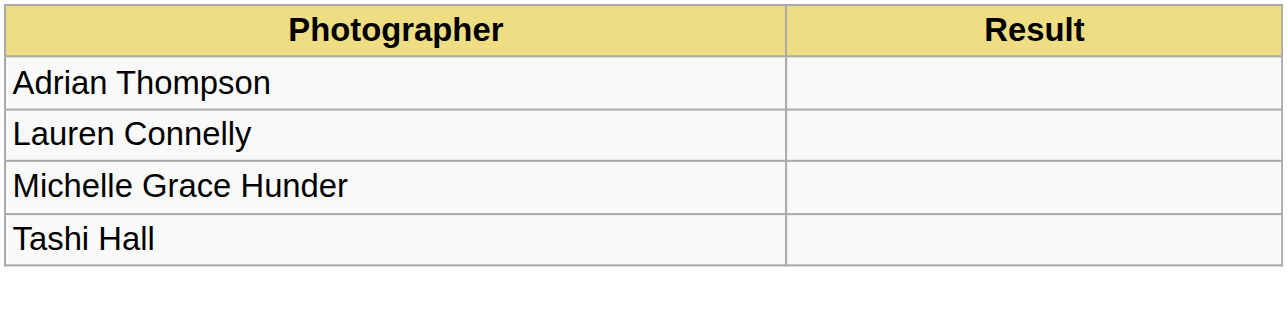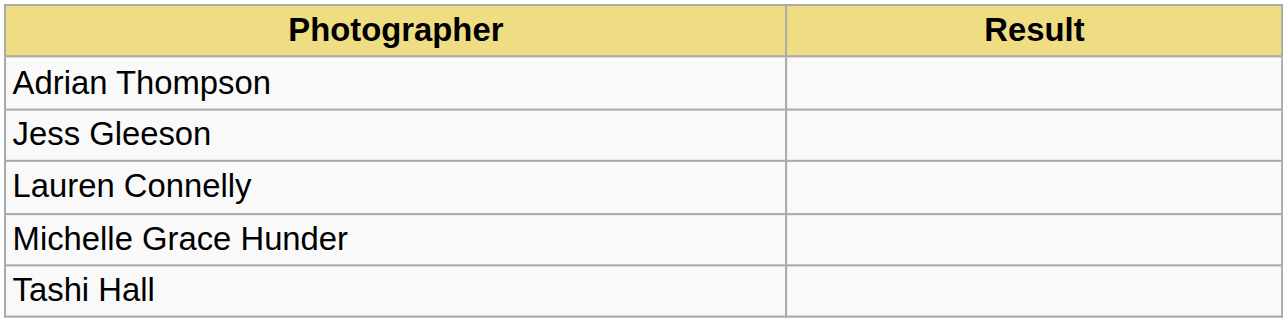+ row: (112, 134)
